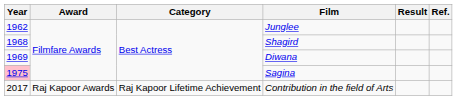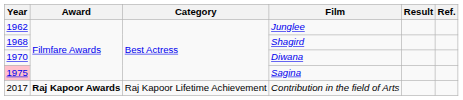(17, 57) 1969 -> (17, 57) 1970
(73, 88) normal -> (76, 88) bold
